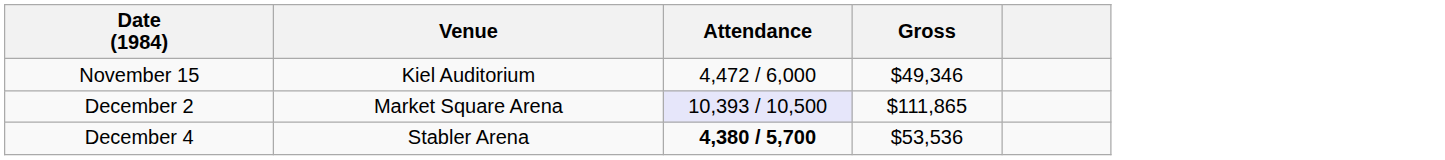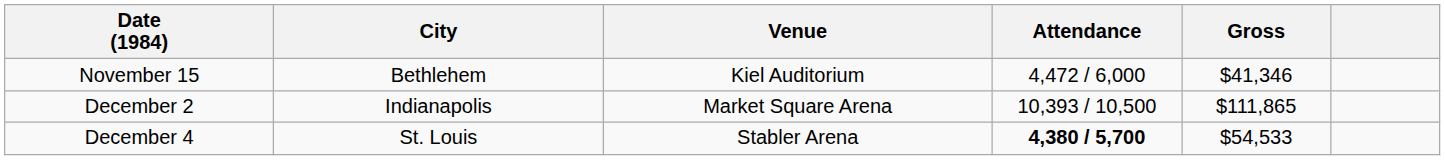+ column: (438, 31)
(927, 74) $49,346 -> (1256, 74) $41,346
(758, 106) lavender background -> (1087, 106) no background
(927, 138) $53,536 -> (1256, 138) $54,533
